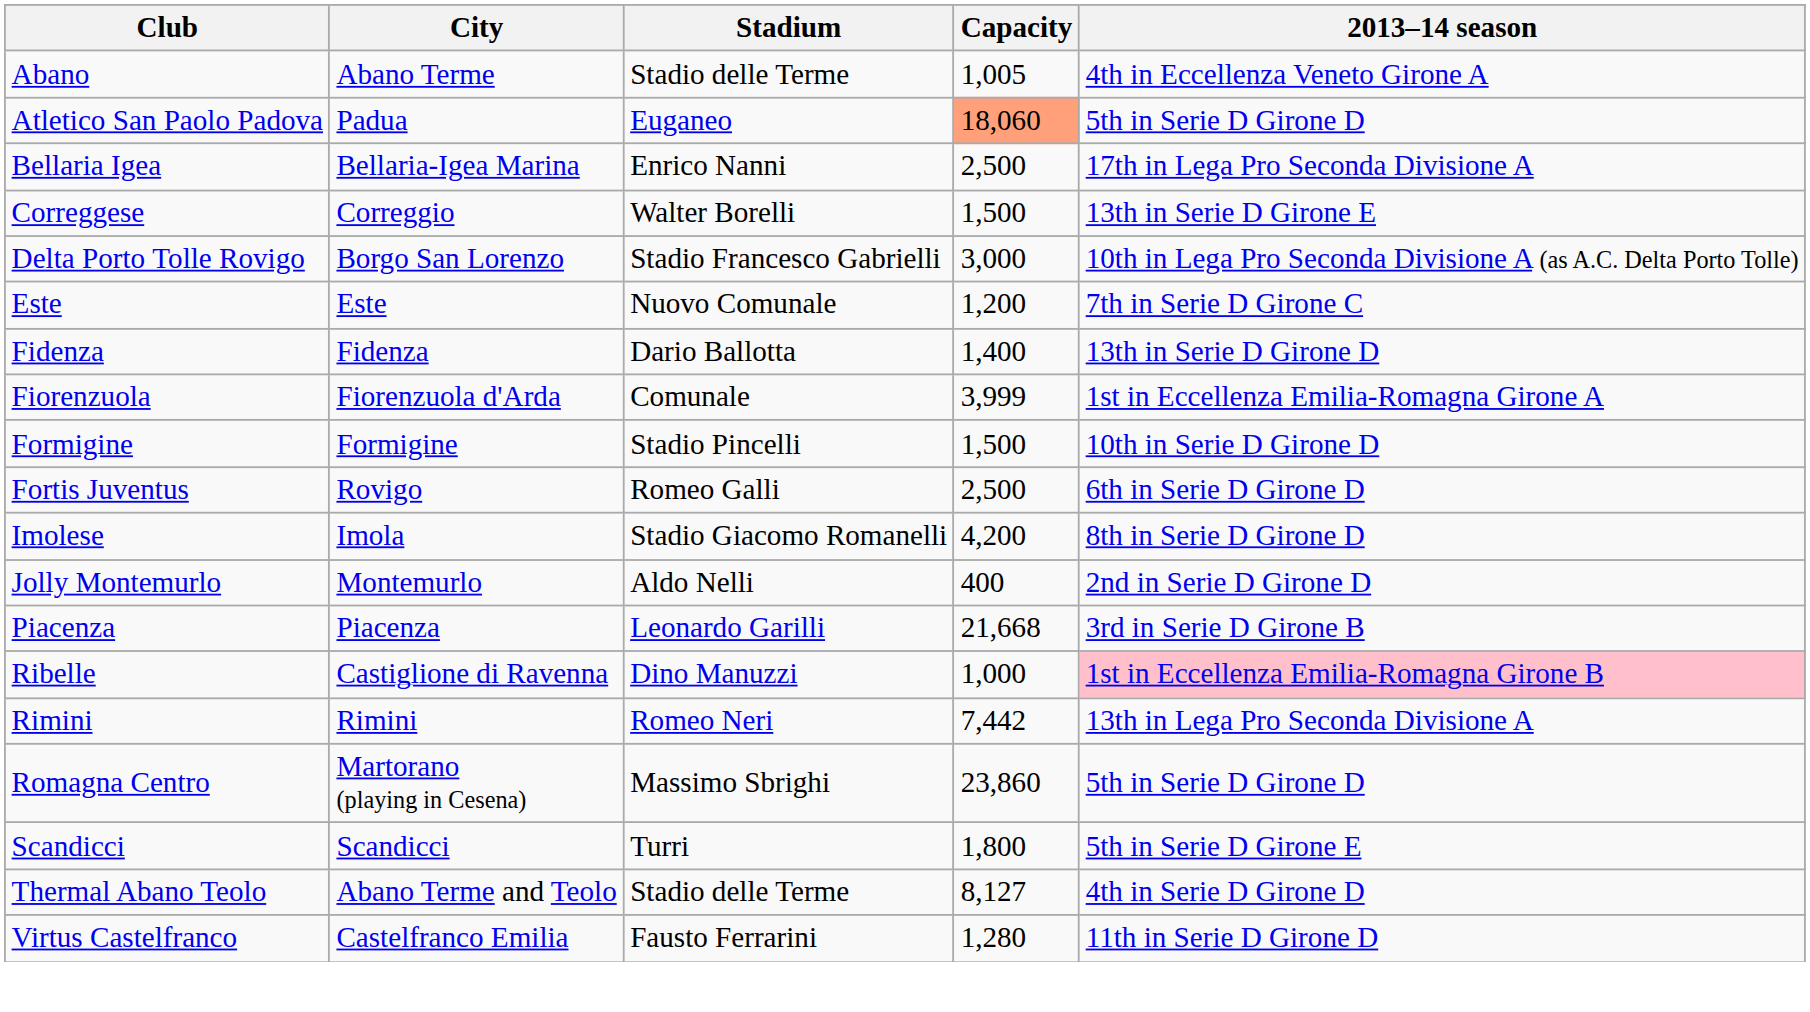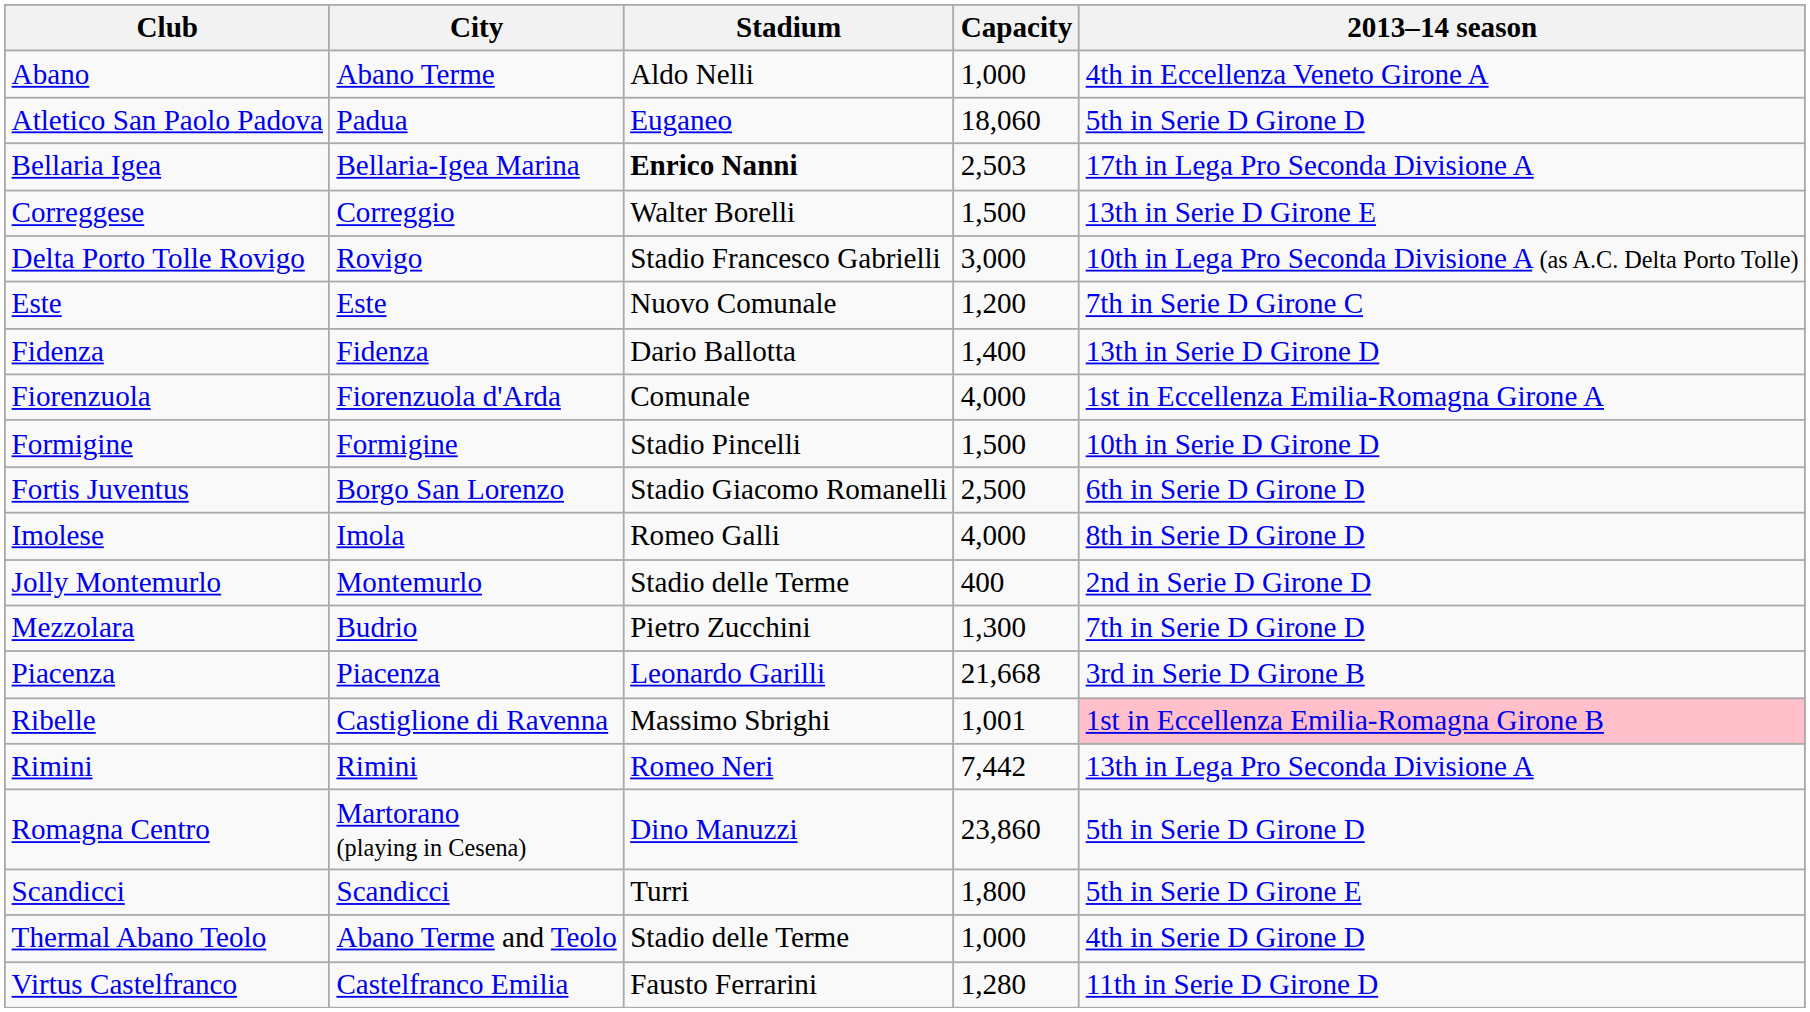(740, 73) Stadio delle Terme -> (692, 73) Aldo Nelli
(993, 73) 1,005 -> (993, 73) 1,000
(1001, 119) lightsalmon background -> (1001, 119) no background
(708, 166) normal -> (714, 166) bold
(993, 166) 2,500 -> (993, 166) 2,503
(450, 258) Borgo San Lorenzo -> (379, 258) Rovigo
(993, 397) 3,999 -> (993, 397) 4,000
(379, 489) Rovigo -> (450, 489) Borgo San Lorenzo
(705, 489) Romeo Galli -> (789, 489) Stadio Giacomo Romanelli
(789, 535) Stadio Giacomo Romanelli -> (705, 535) Romeo Galli
(993, 535) 4,200 -> (993, 535) 4,000
(692, 581) Aldo Nelli -> (740, 581) Stadio delle Terme
+ row: (73, 627)
(714, 674) Dino Manuzzi -> (730, 720) Massimo Sbrighi
(993, 674) 1,000 -> (993, 720) 1,001
(730, 782) Massimo Sbrighi -> (714, 829) Dino Manuzzi
(993, 891) 8,127 -> (993, 937) 1,000
